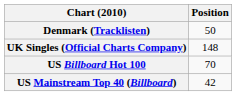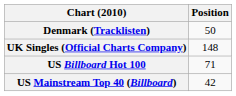(210, 64) 70 -> (210, 64) 71
